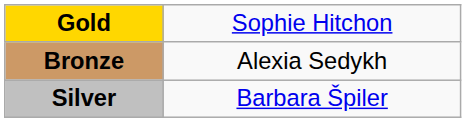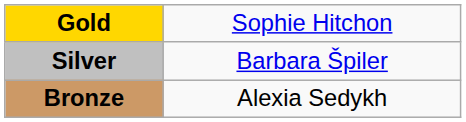rows swapped: (84, 98) <-> (84, 60)
